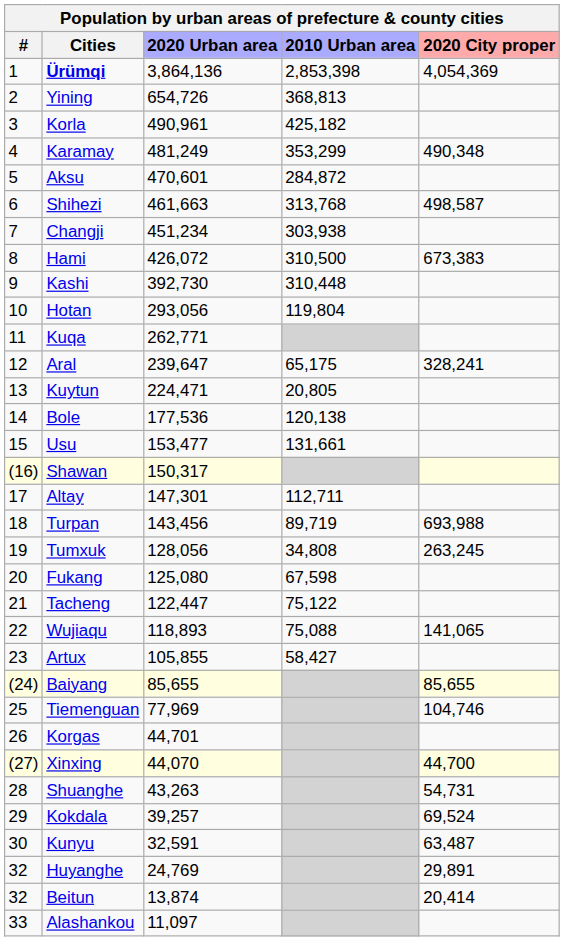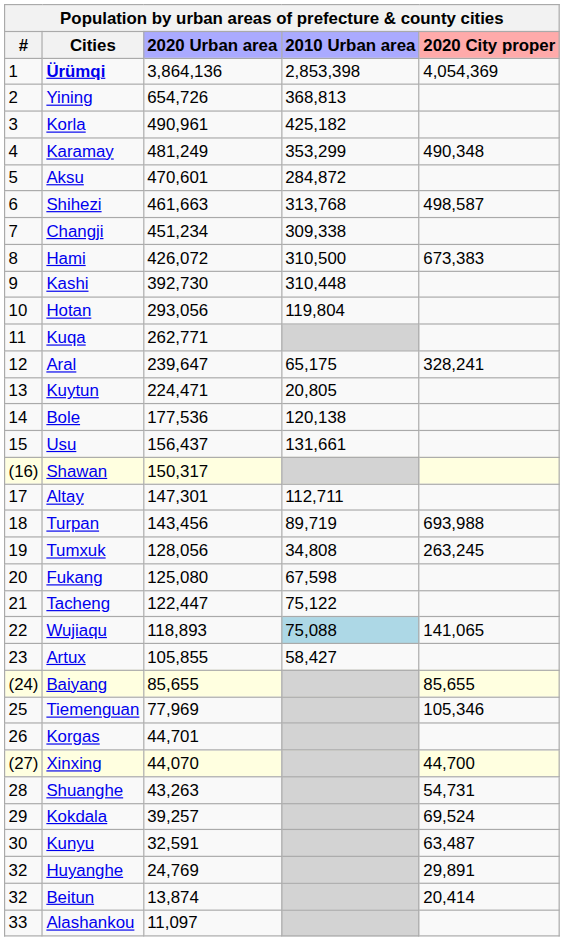(316, 231) 303,938 -> (316, 231) 309,338
(178, 444) 153,477 -> (178, 444) 156,437
(311, 630) no background -> (311, 630) lightblue background
(454, 710) 104,746 -> (454, 710) 105,346
